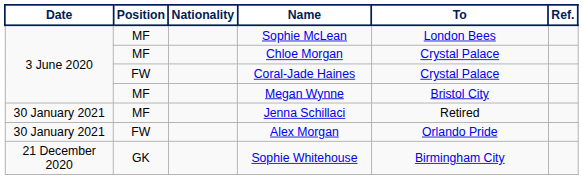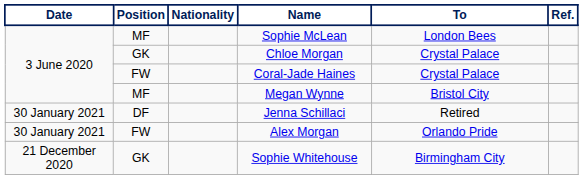(141, 55) MF -> (141, 55) GK
(141, 113) MF -> (141, 113) DF
